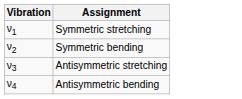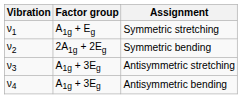+ column: (87, 12)
